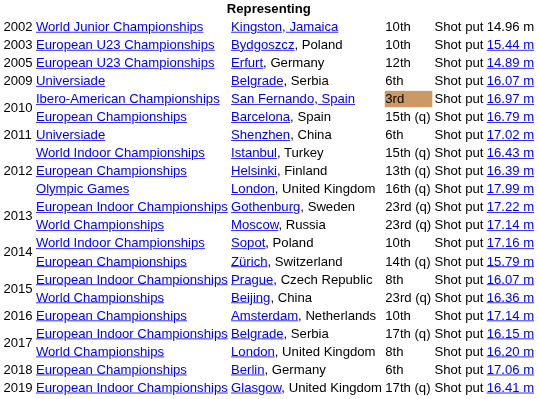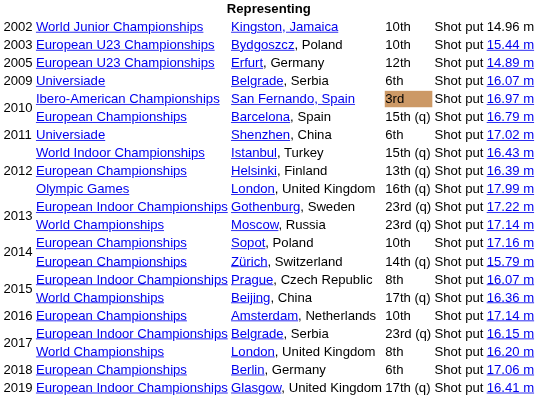(120, 243) World Indoor Championships -> (111, 243) European Championships
(408, 297) 23rd (q) -> (408, 297) 17th (q)
(408, 333) 17th (q) -> (408, 333) 23rd (q)
